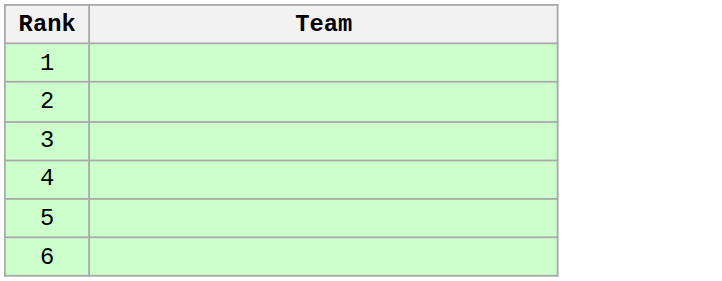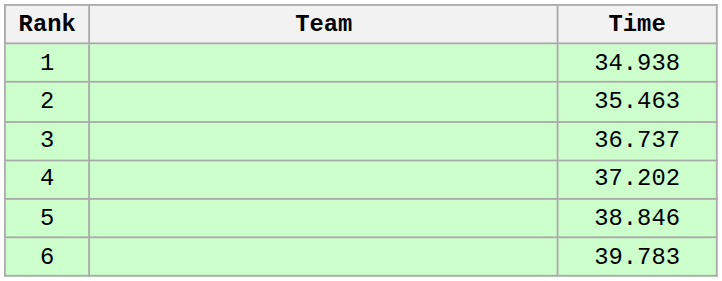+ column: (637, 24)
